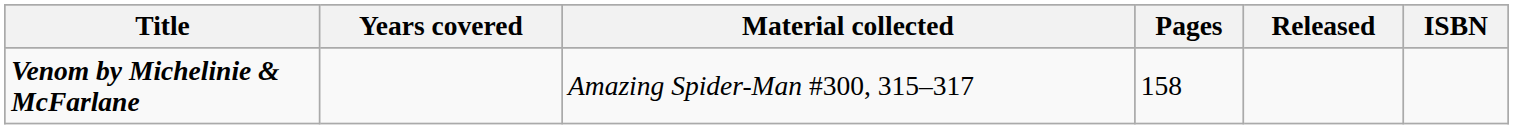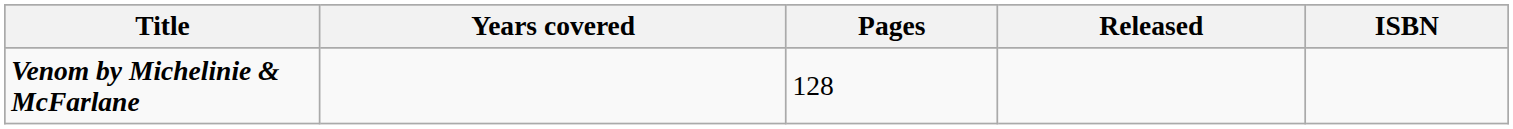- column: (848, 26)
(1161, 85) 158 -> (813, 85) 128
